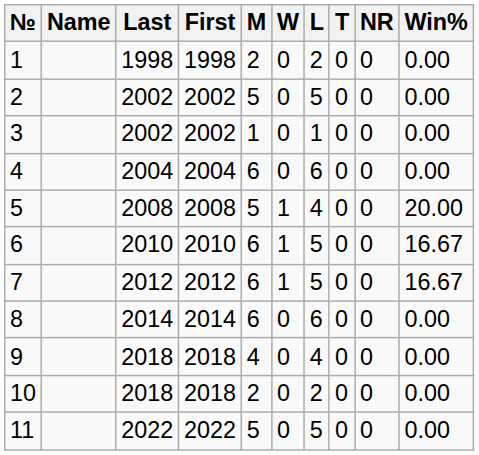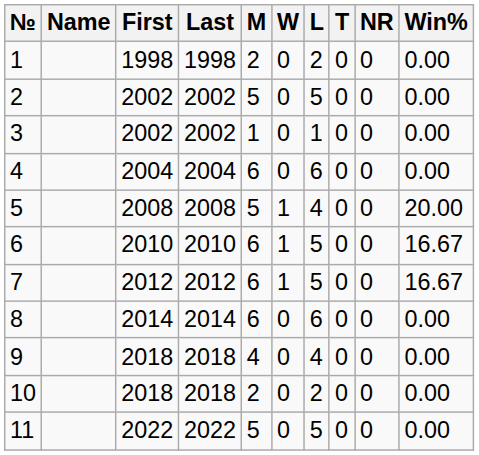columns swapped: (210, 23) <-> (147, 23)
